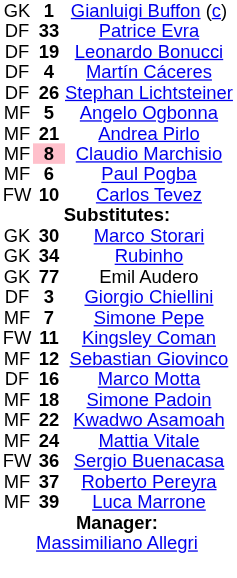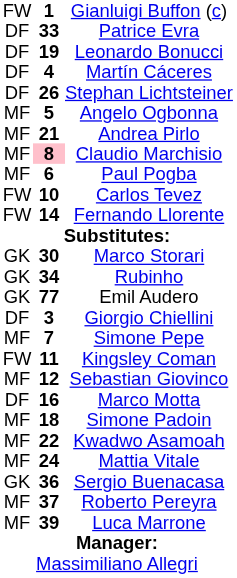(17, 10) GK -> (17, 10) FW
+ row: (149, 215)
(17, 461) FW -> (17, 481) GK
